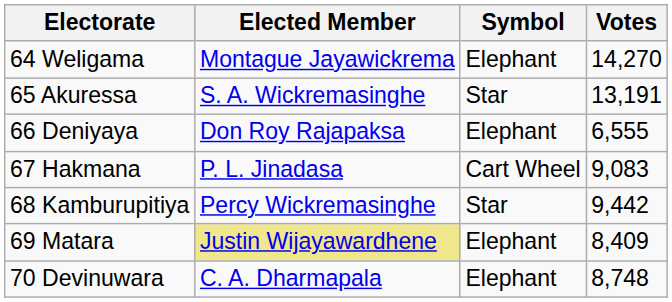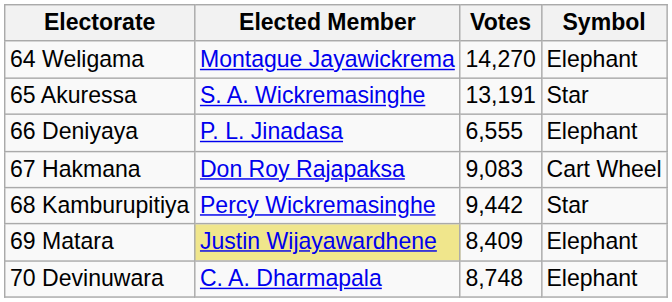columns swapped: (523, 22) <-> (626, 22)
(302, 132) Don Roy Rajapaksa -> (271, 132) P. L. Jinadasa
(271, 168) P. L. Jinadasa -> (302, 168) Don Roy Rajapaksa
